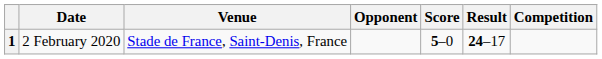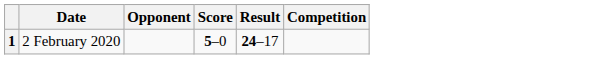- column: (237, 17)
